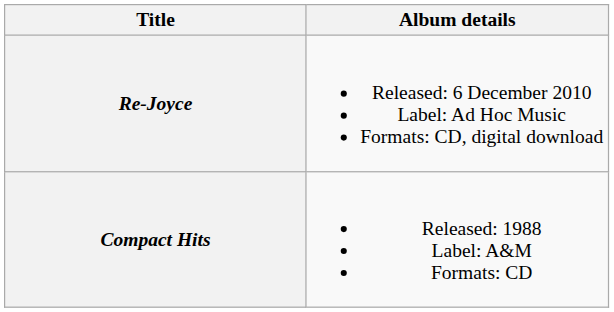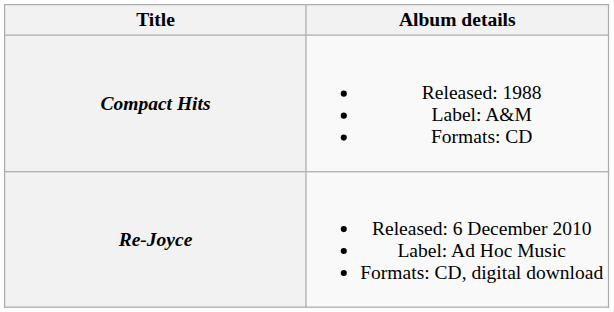rows swapped: (155, 239) <-> (156, 103)
